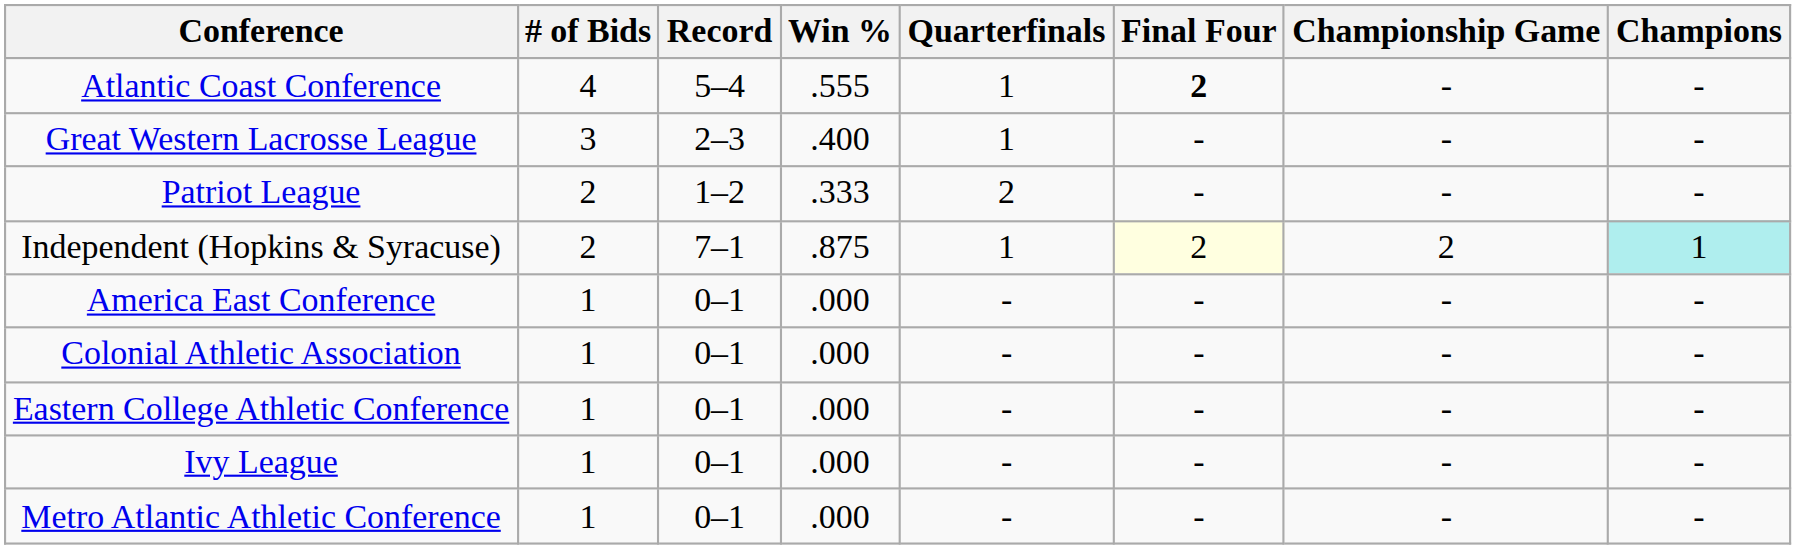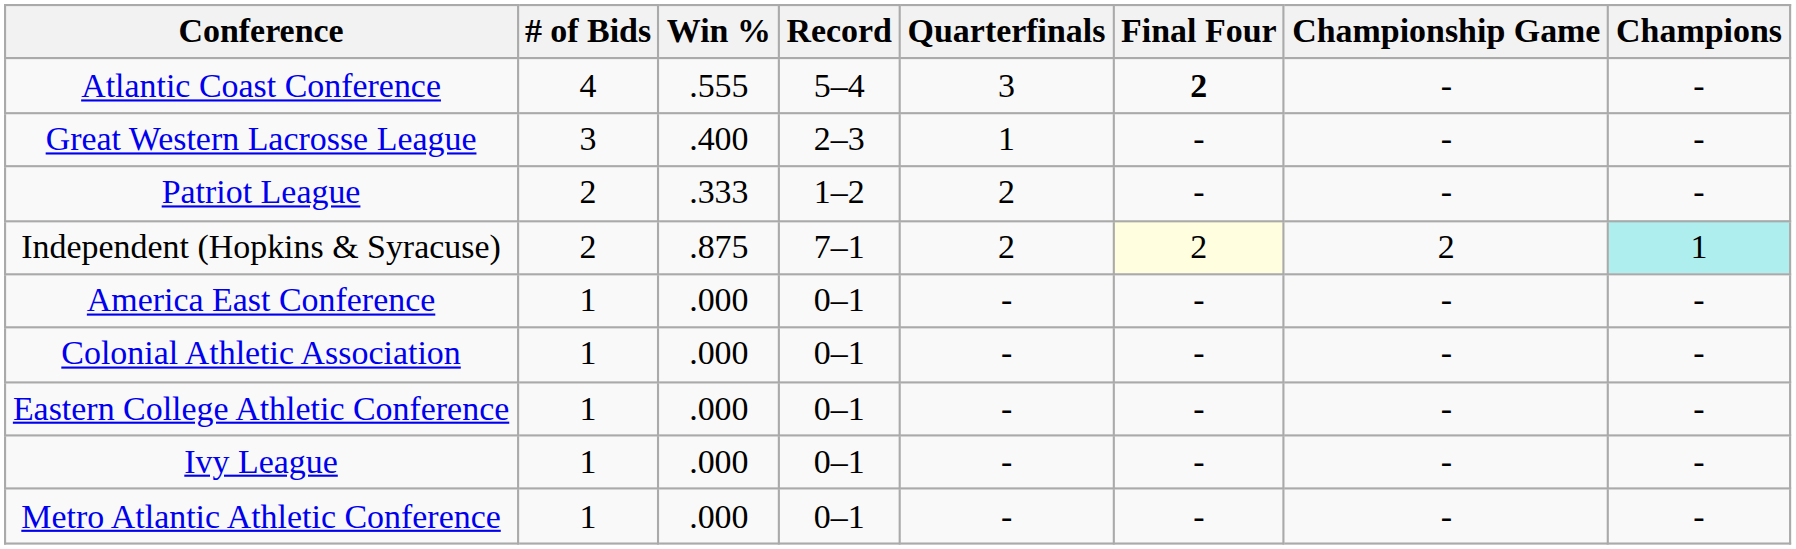columns swapped: (720, 31) <-> (840, 31)
(1007, 85) 1 -> (1007, 85) 3
(1007, 246) 1 -> (1007, 246) 2
